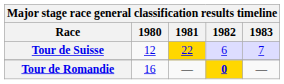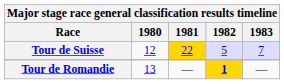(224, 50) 6 -> (224, 50) 5
(150, 69) 16 -> (150, 69) 13
(224, 69) 0 -> (224, 69) 1
